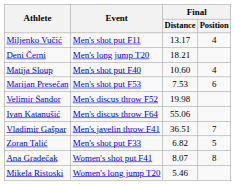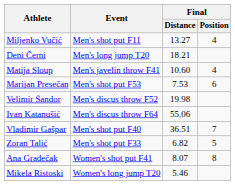(180, 40) 13.17 -> (180, 40) 13.27
(107, 70) Men's shot put F40 -> (116, 70) Men's javelin throw F41
(116, 129) Men's javelin throw F41 -> (107, 129) Men's shot put F40
